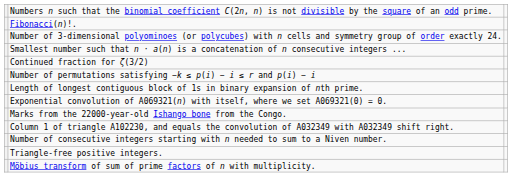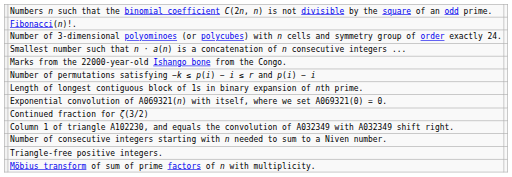rows swapped: (79, 62) <-> (148, 114)
